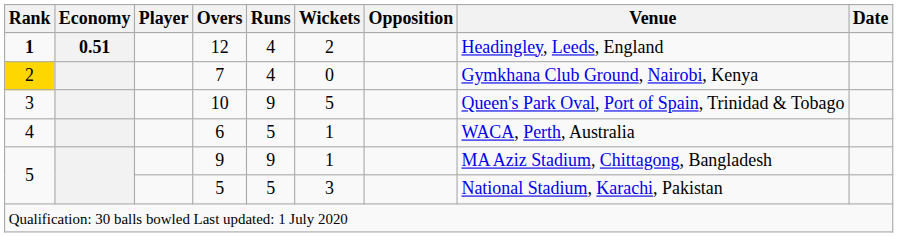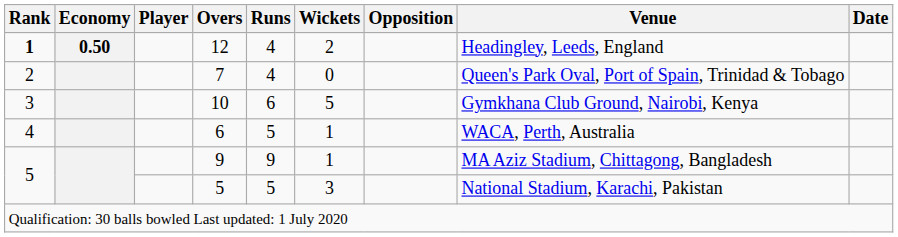(95, 47) 0.51 -> (95, 47) 0.50
(30, 75) gold background -> (30, 75) no background
(610, 75) Gymkhana Club Ground, Nairobi, Kenya -> (653, 75) Queen's Park Oval, Port of Spain, Trinidad & Tobago
(271, 103) 9 -> (271, 103) 6
(653, 103) Queen's Park Oval, Port of Spain, Trinidad & Tobago -> (610, 103) Gymkhana Club Ground, Nairobi, Kenya
